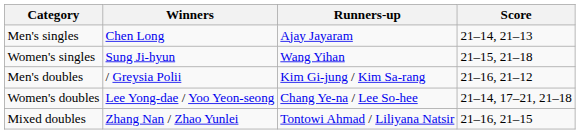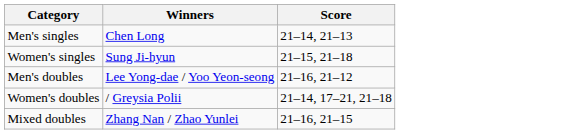- column: (367, 14)
(143, 77) / Greysia Polii -> (190, 77) Lee Yong-dae / Yoo Yeon-seong
(190, 98) Lee Yong-dae / Yoo Yeon-seong -> (143, 98) / Greysia Polii
